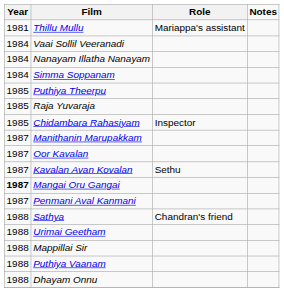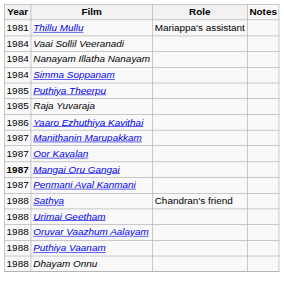- row: (86, 122)
+ row: (88, 122)
- row: (83, 169)
- row: (60, 248)
+ row: (91, 232)
